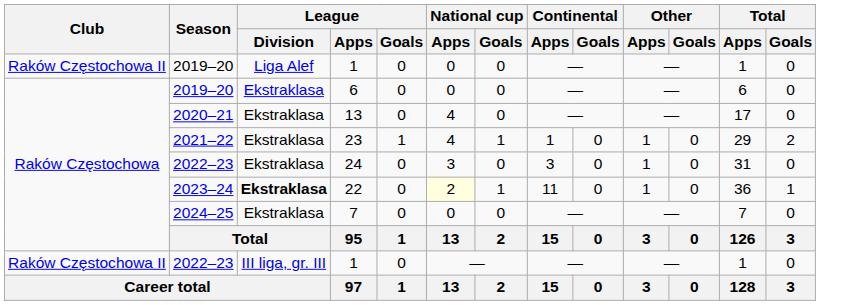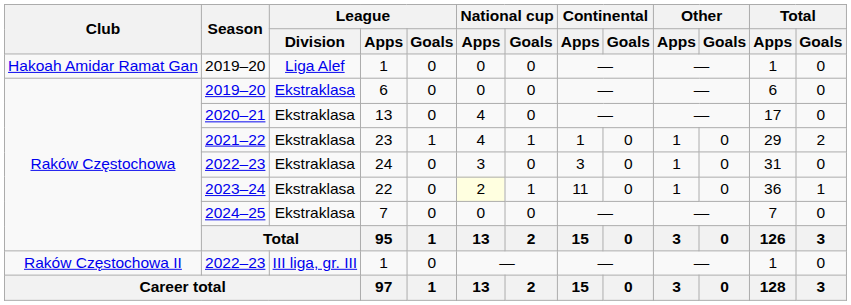(87, 66) Raków Częstochowa II -> (103, 66) Hakoah Amidar Ramat Gan
(284, 189) bold -> (315, 189) normal
